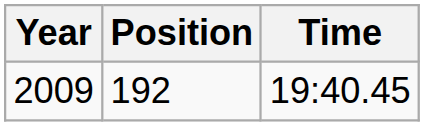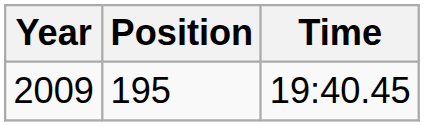(141, 90) 192 -> (141, 90) 195
